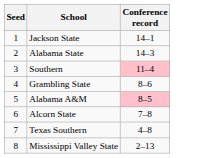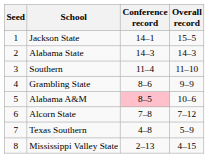+ column: (187, 17)
(145, 69) pink background -> (145, 69) no background
